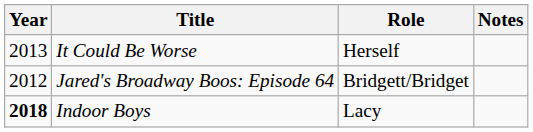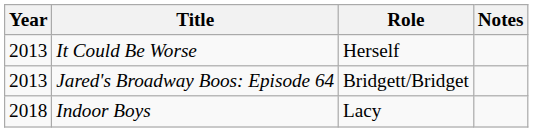(28, 80) 2012 -> (28, 80) 2013
(28, 111) bold -> (28, 111) normal
